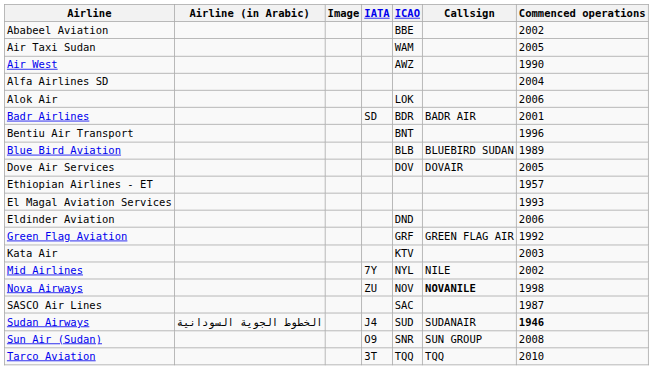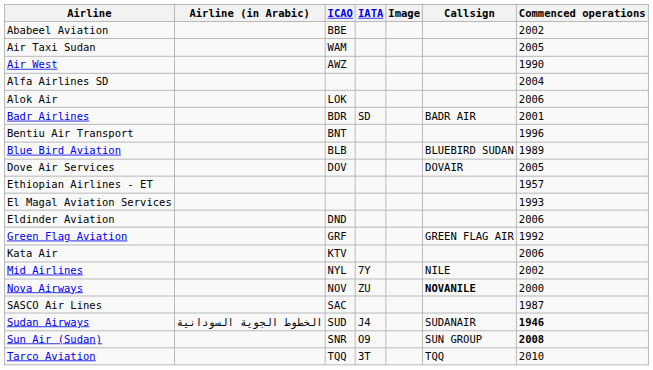columns swapped: (343, 13) <-> (407, 13)
(531, 253) 2003 -> (531, 253) 2006
(531, 288) 1998 -> (531, 288) 2000
(531, 339) normal -> (531, 339) bold
